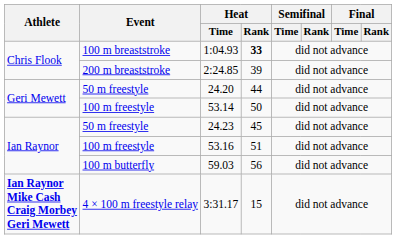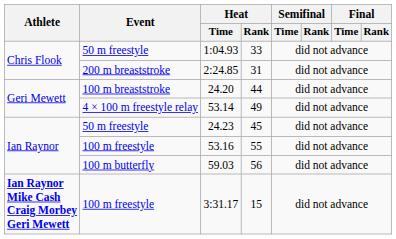(126, 51) 100 m breaststroke -> (115, 51) 50 m freestyle
(256, 51) bold -> (256, 51) normal
(256, 70) 39 -> (256, 70) 31
(115, 89) 50 m freestyle -> (126, 89) 100 m breaststroke
(118, 108) 100 m freestyle -> (140, 108) 4 × 100 m freestyle relay
(256, 108) 50 -> (256, 108) 49
(256, 146) 51 -> (256, 146) 55
(140, 204) 4 × 100 m freestyle relay -> (118, 204) 100 m freestyle
